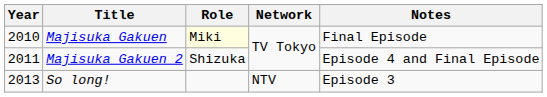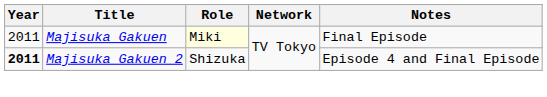(24, 37) 2010 -> (24, 37) 2011
(24, 59) normal -> (24, 59) bold
- row: (78, 81)
